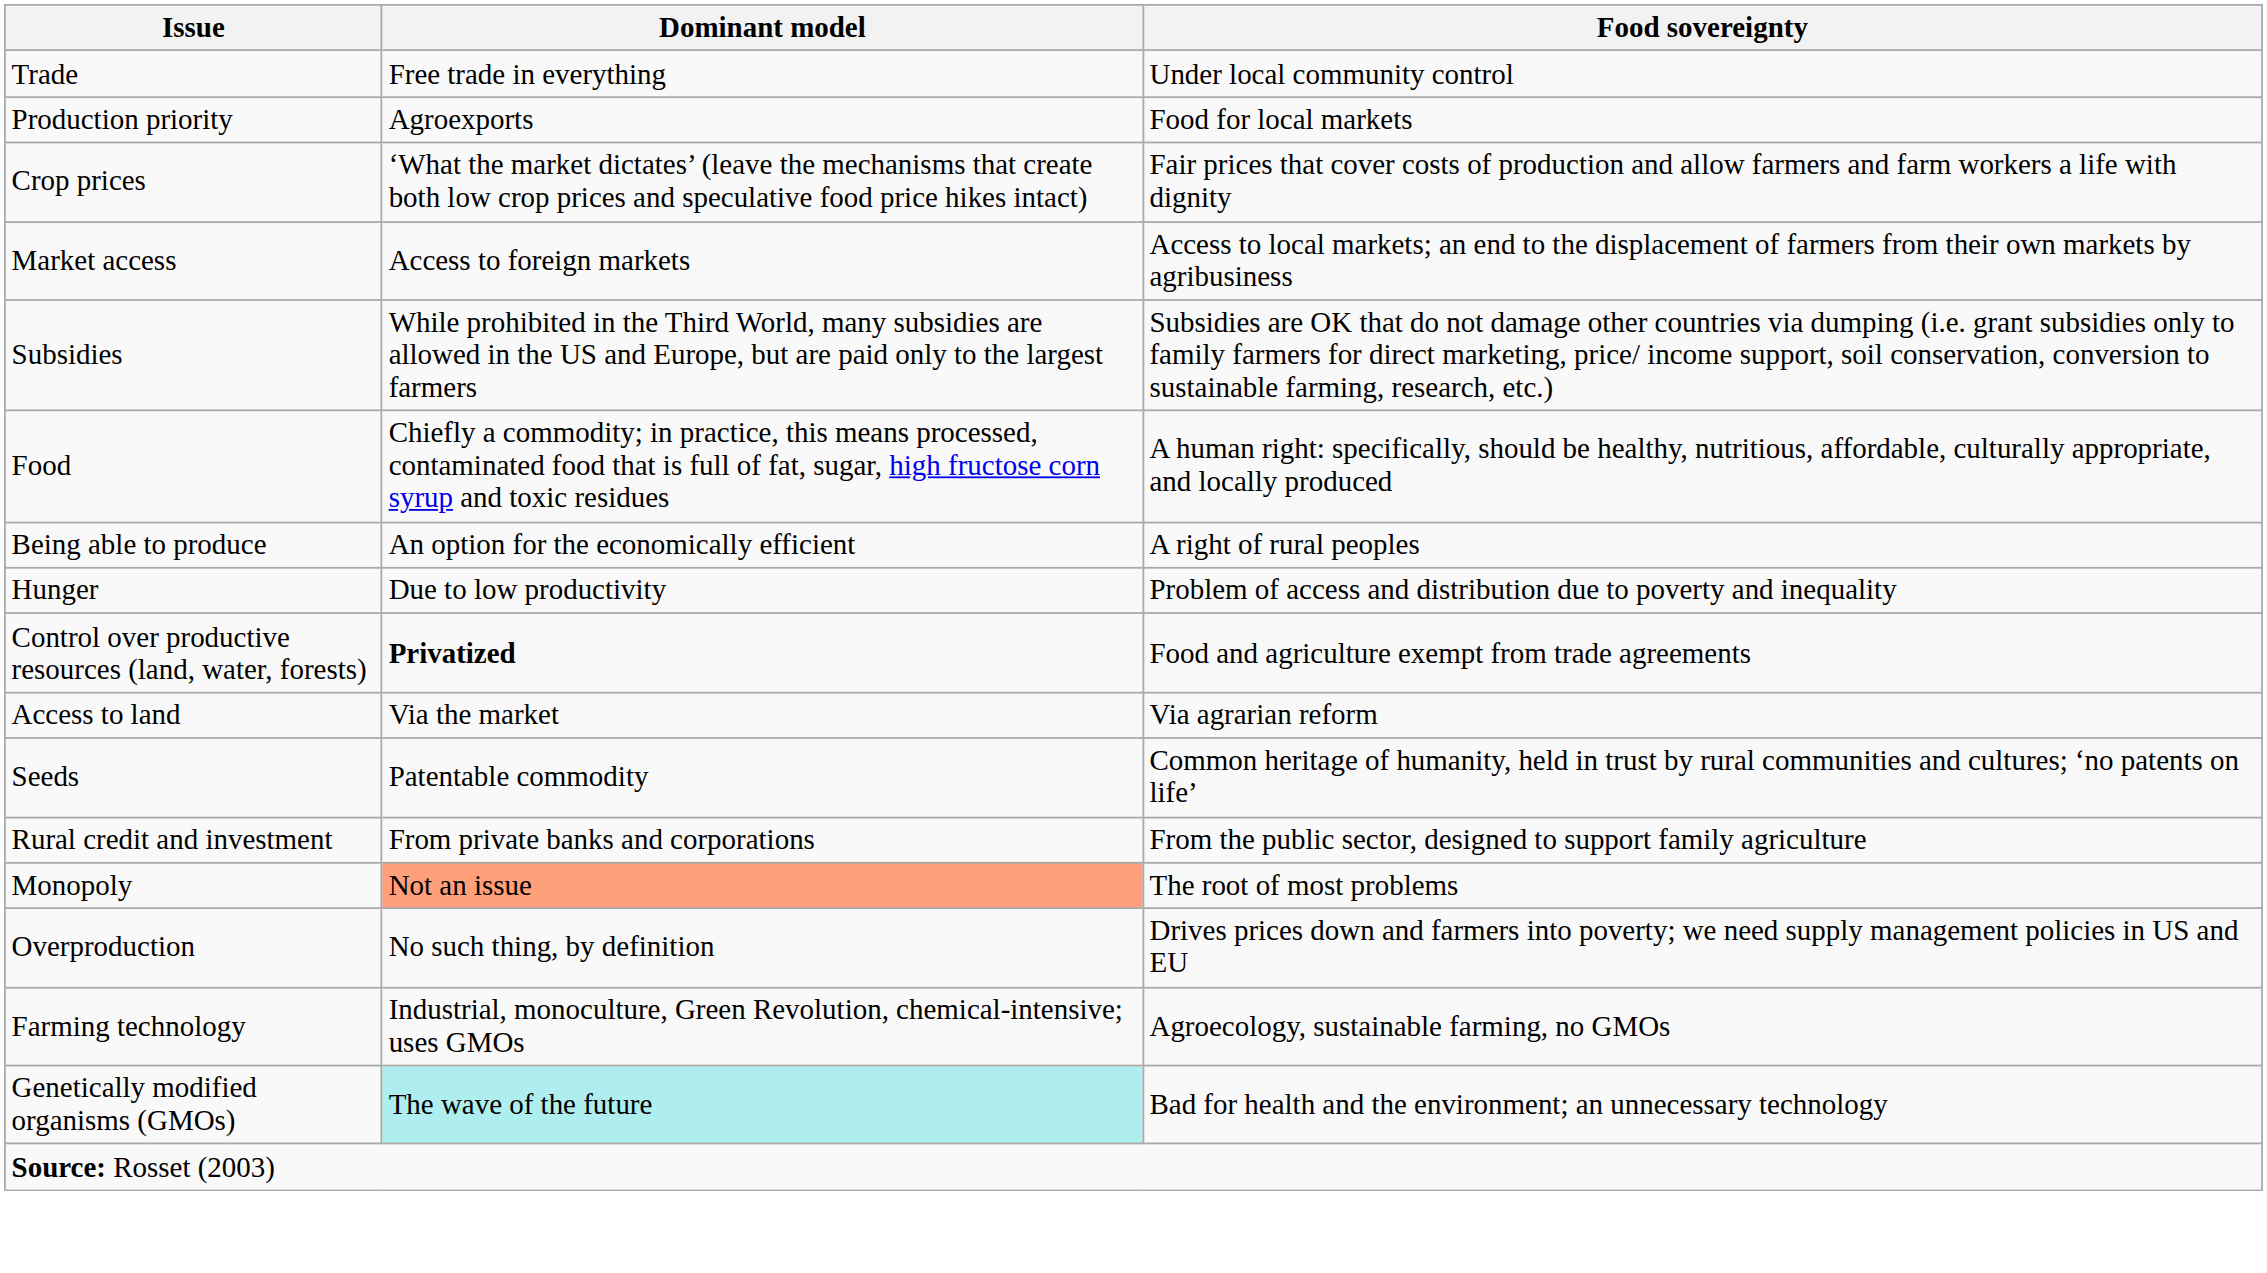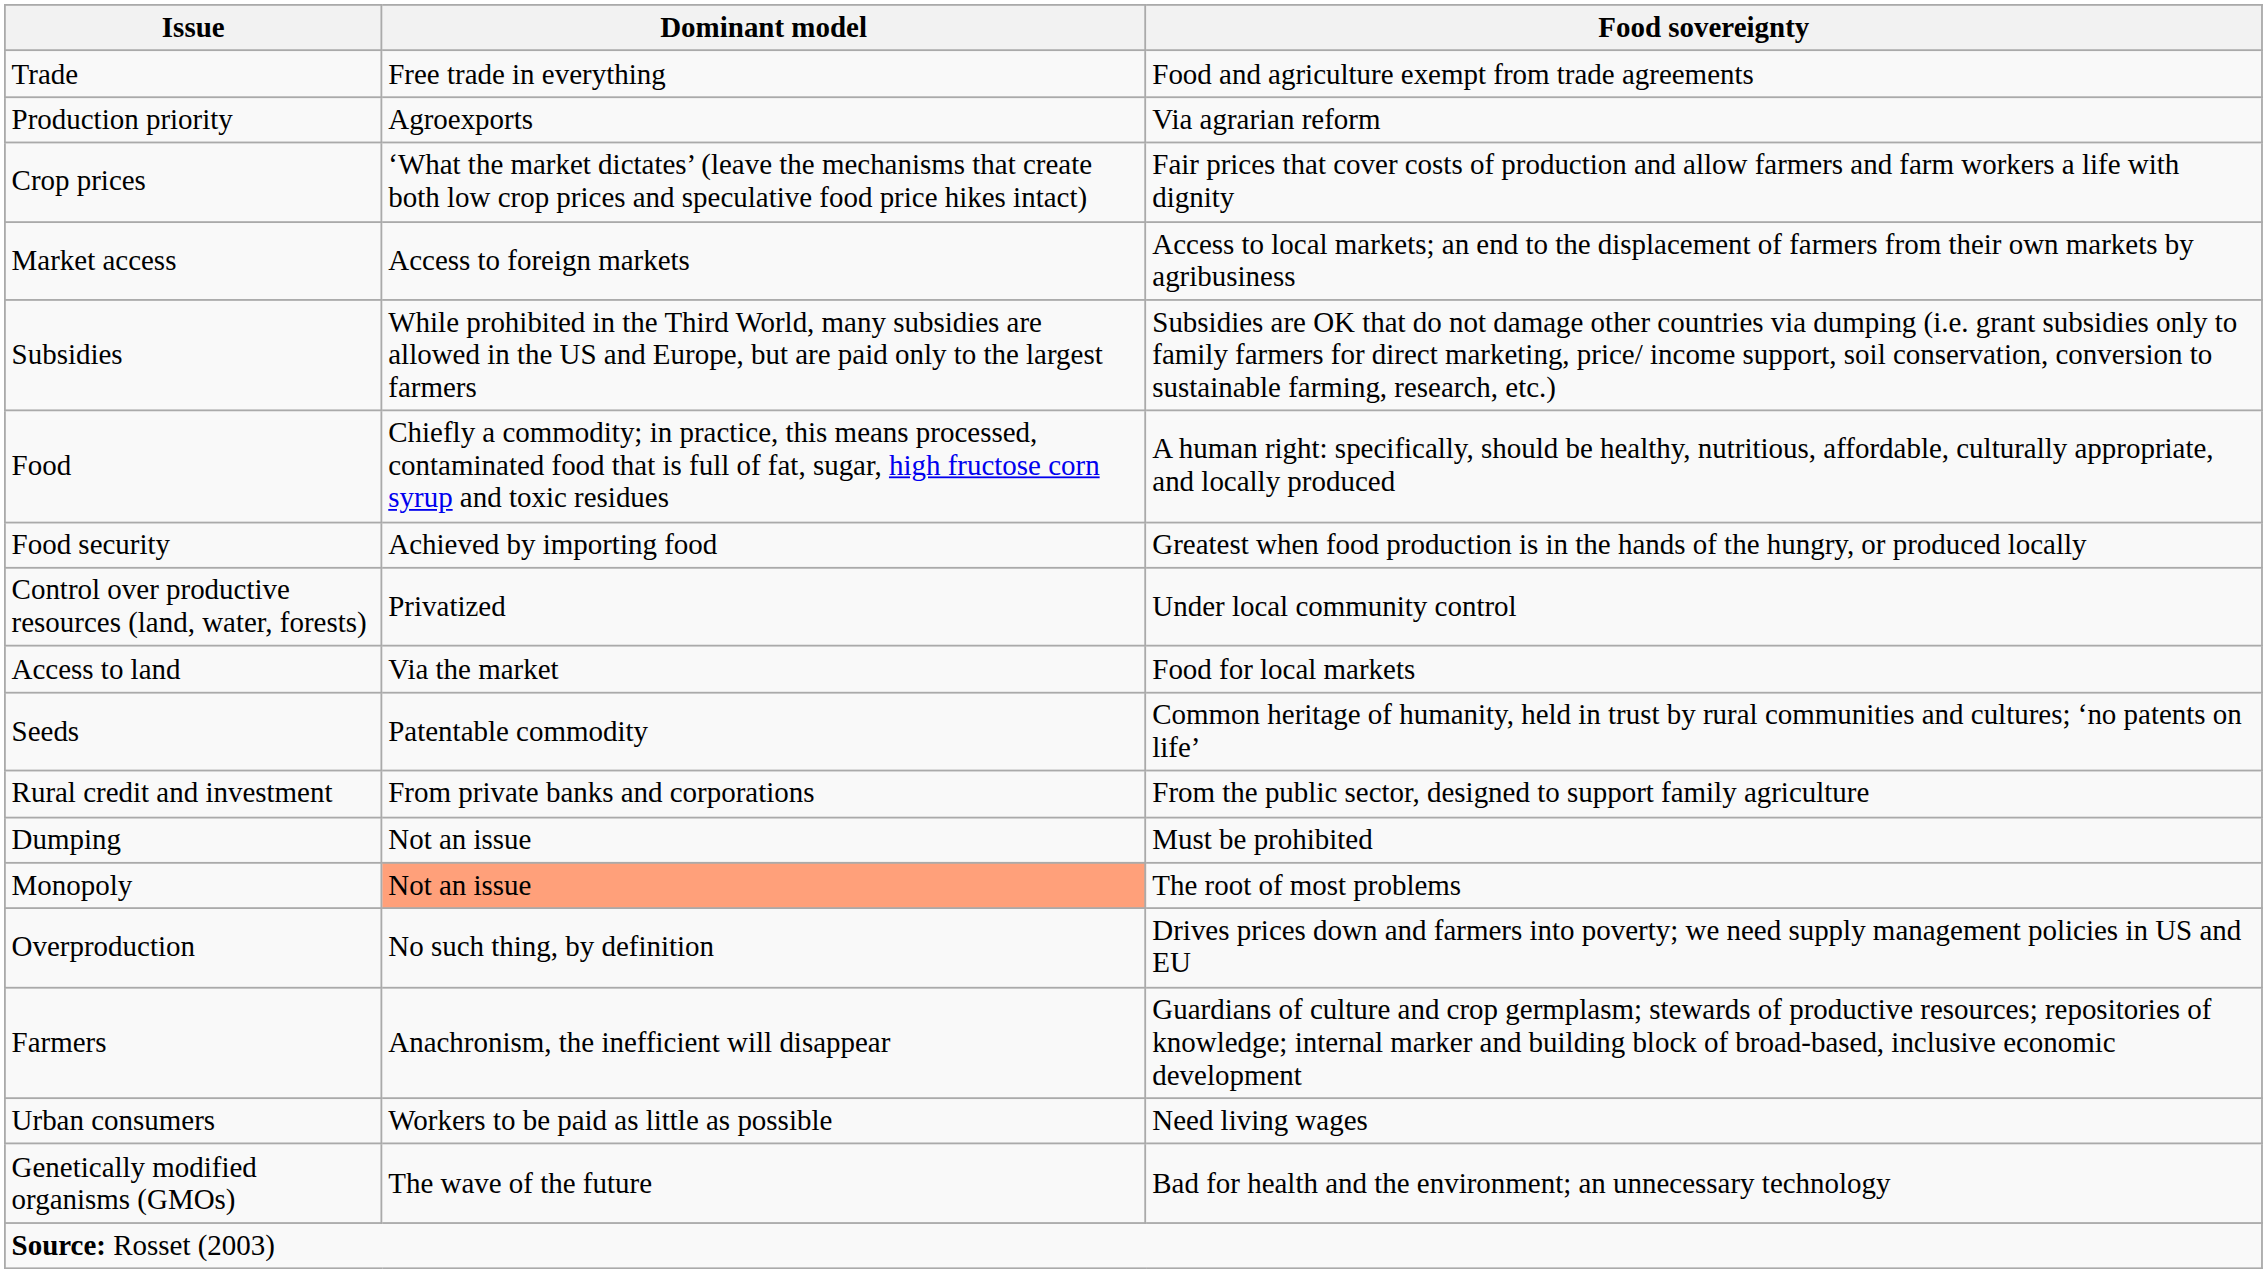(1332, 73) Under local community control -> (1453, 73) Food and agriculture exempt from trade agreements
(1281, 119) Food for local markets -> (1266, 119) Via agrarian reform
- row: (139, 544)
- row: (55, 590)
+ row: (91, 544)
(452, 652) bold -> (447, 606) normal
(1450, 652) Food and agriculture exempt from trade agreements -> (1334, 606) Under local community control
(1264, 714) Via agrarian reform -> (1284, 668) Food for local markets
+ row: (66, 839)
- row: (129, 1025)
+ row: (59, 1042)
+ row: (113, 1120)
(521, 1104) paleturquoise background -> (520, 1182) no background
